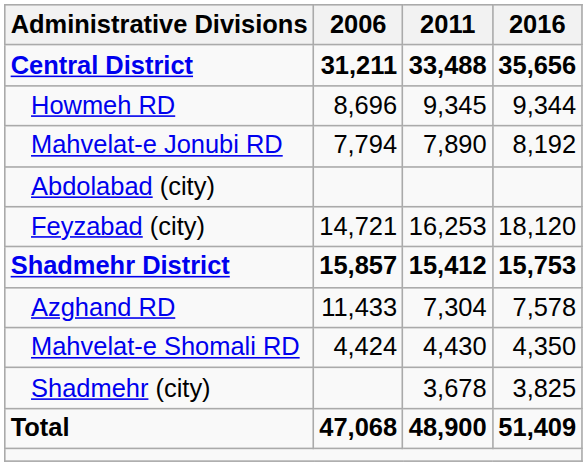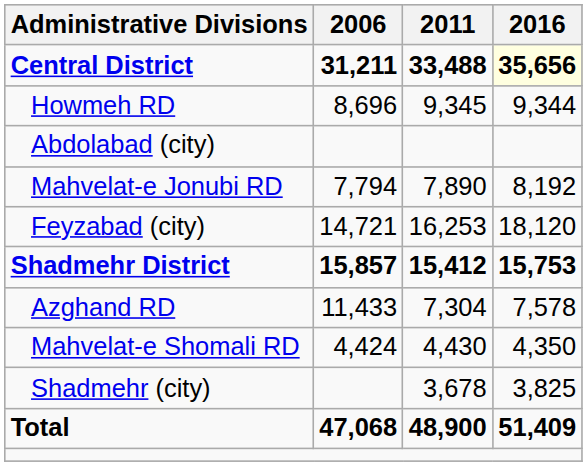(537, 65) no background -> (537, 65) lightyellow background
rows swapped: (157, 145) <-> (123, 186)
